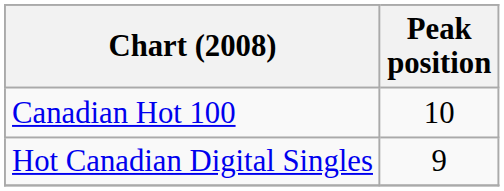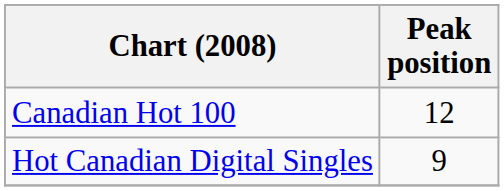(439, 112) 10 -> (439, 112) 12
